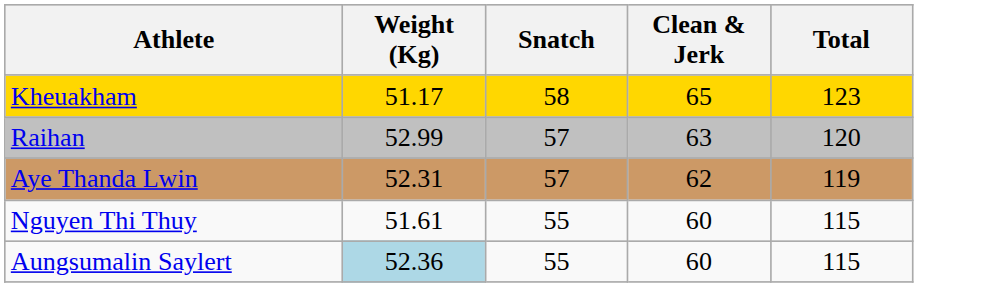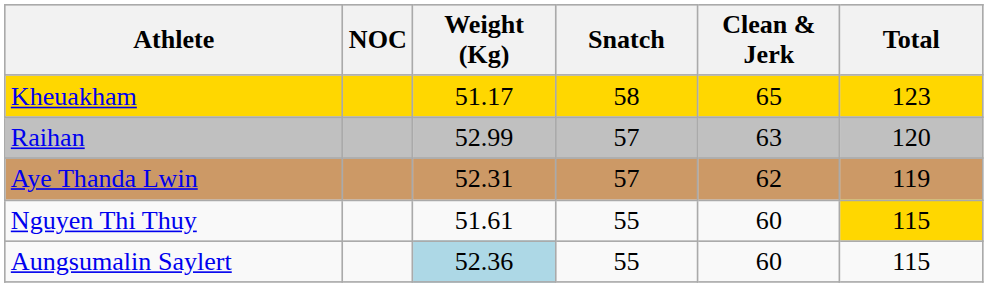+ column: (378, 39)
(841, 219) no background -> (911, 219) gold background
